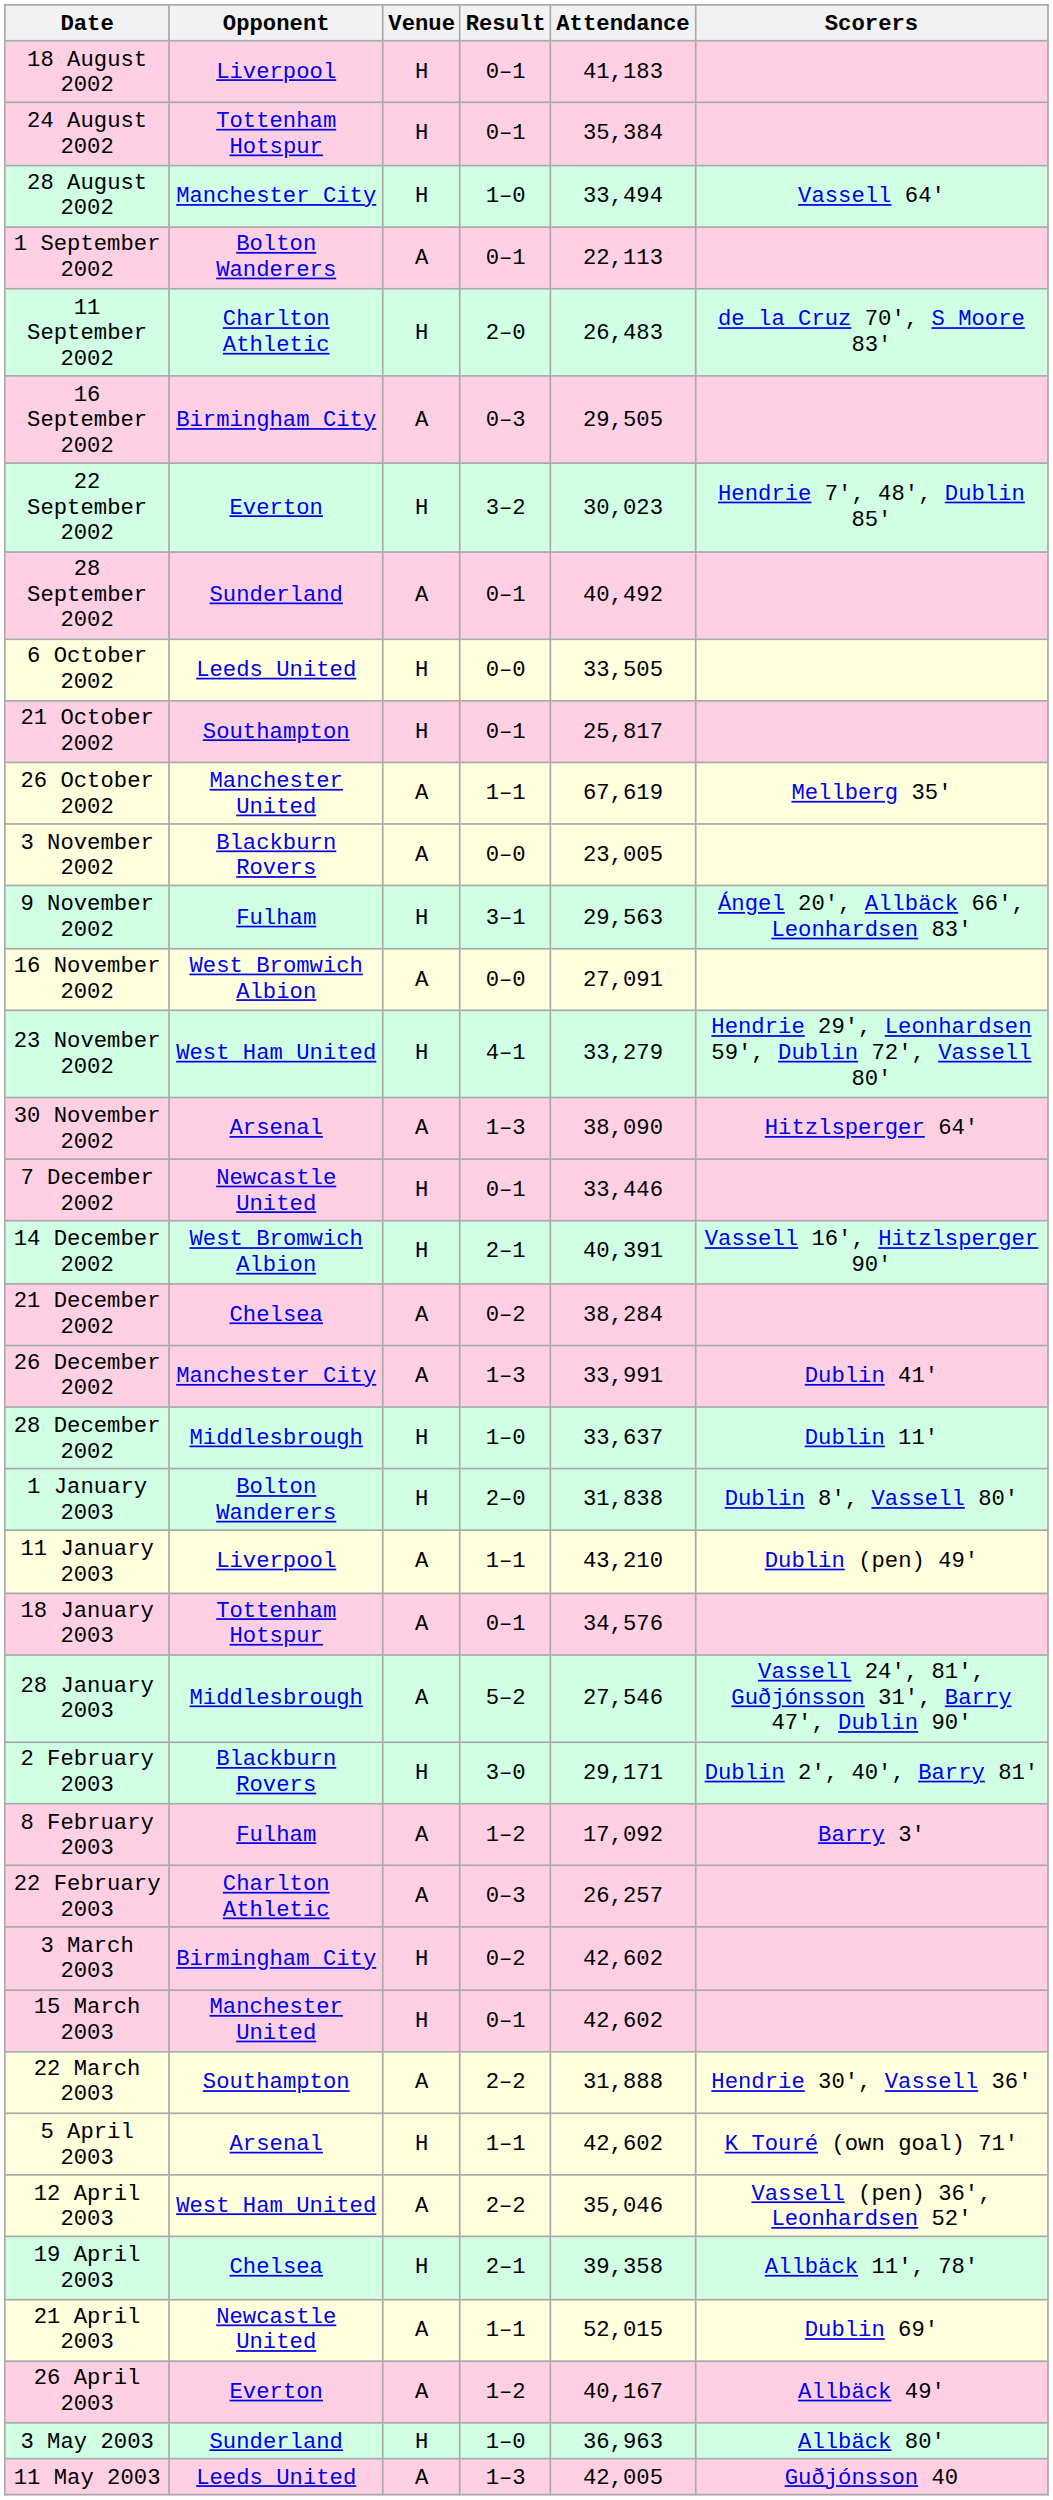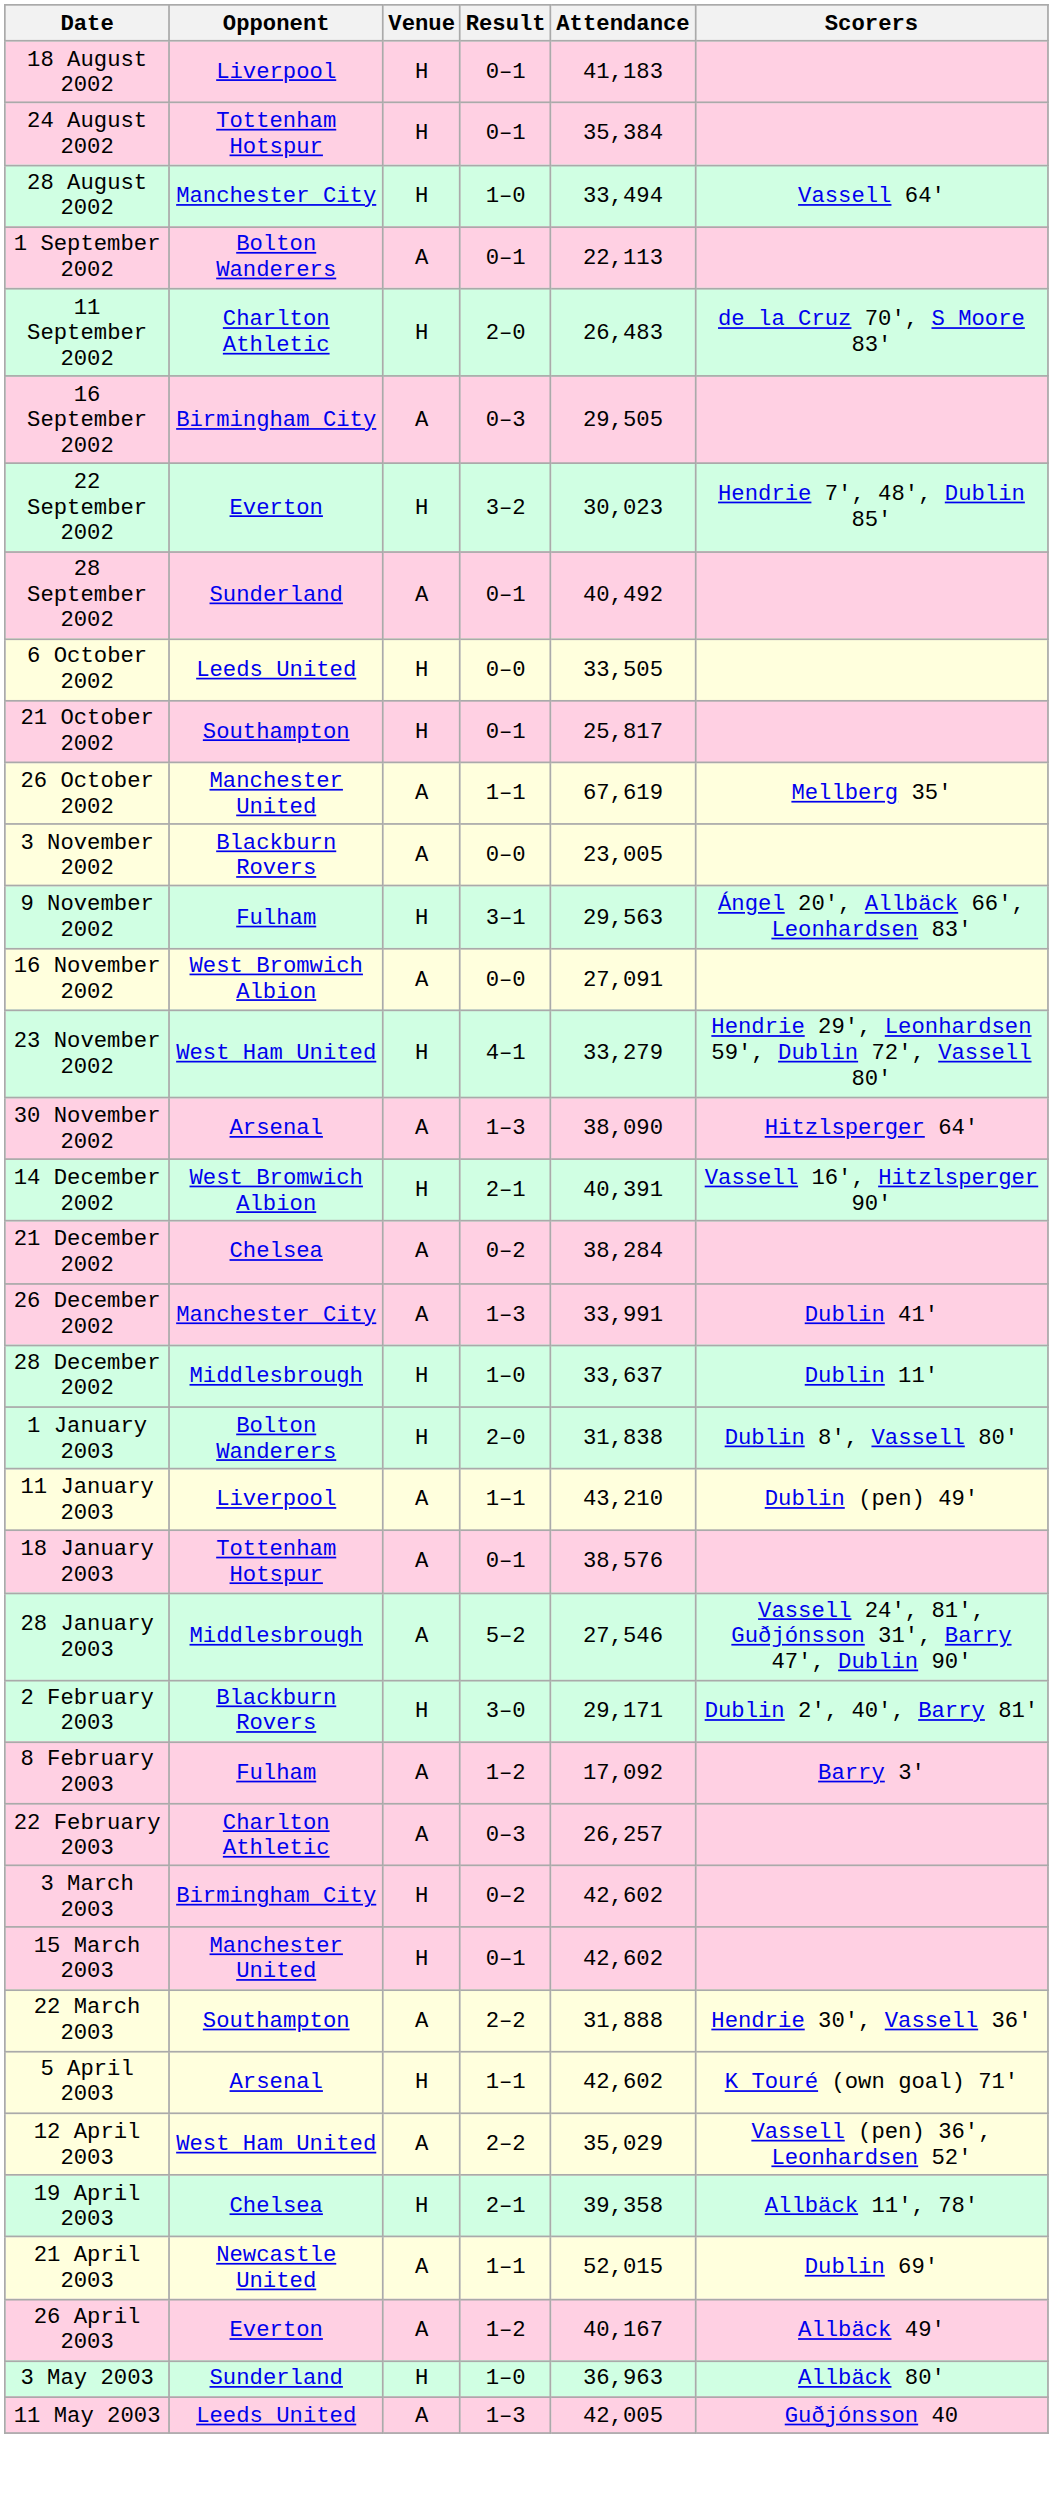- row: (87, 1190)
(623, 1624) 34,576 -> (623, 1562) 38,576
(623, 2206) 35,046 -> (623, 2144) 35,029
